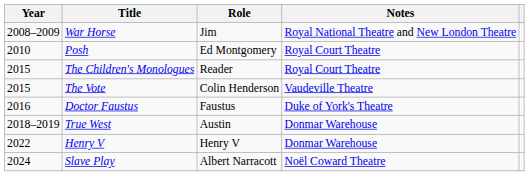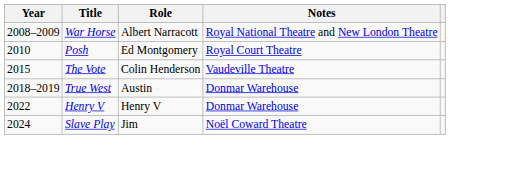(208, 32) Jim -> (159, 32) Albert Narracott
- row: (130, 69)
- row: (102, 106)
(238, 161) Albert Narracott -> (129, 124) Jim
